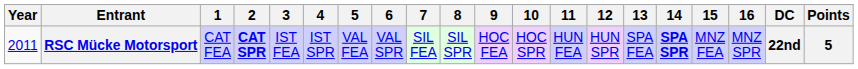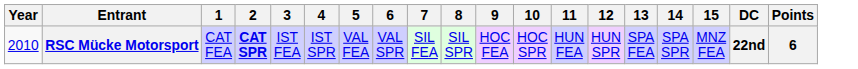- column: (747, 15)
(23, 45) 2011 -> (23, 45) 2010
(674, 45) bold -> (675, 45) normal
(828, 45) 5 -> (793, 45) 6
